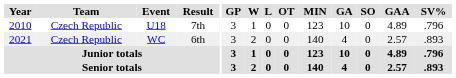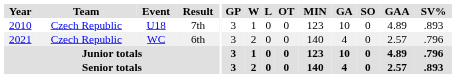(434, 25) .796 -> (434, 25) .893
(434, 39) .893 -> (434, 39) .796
